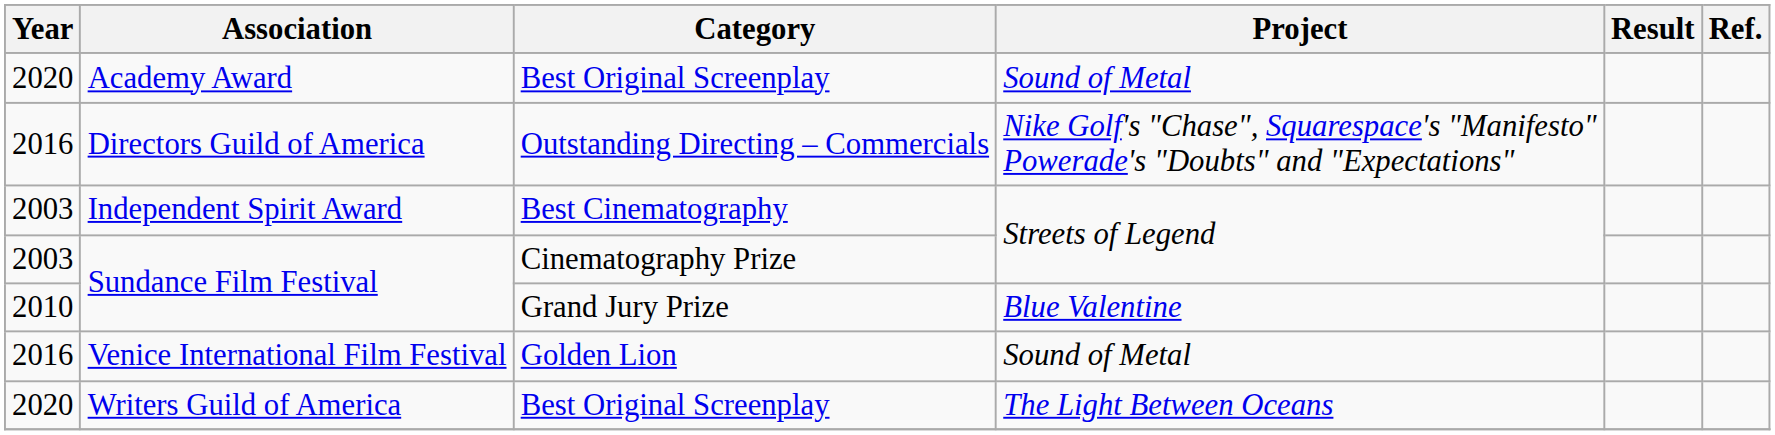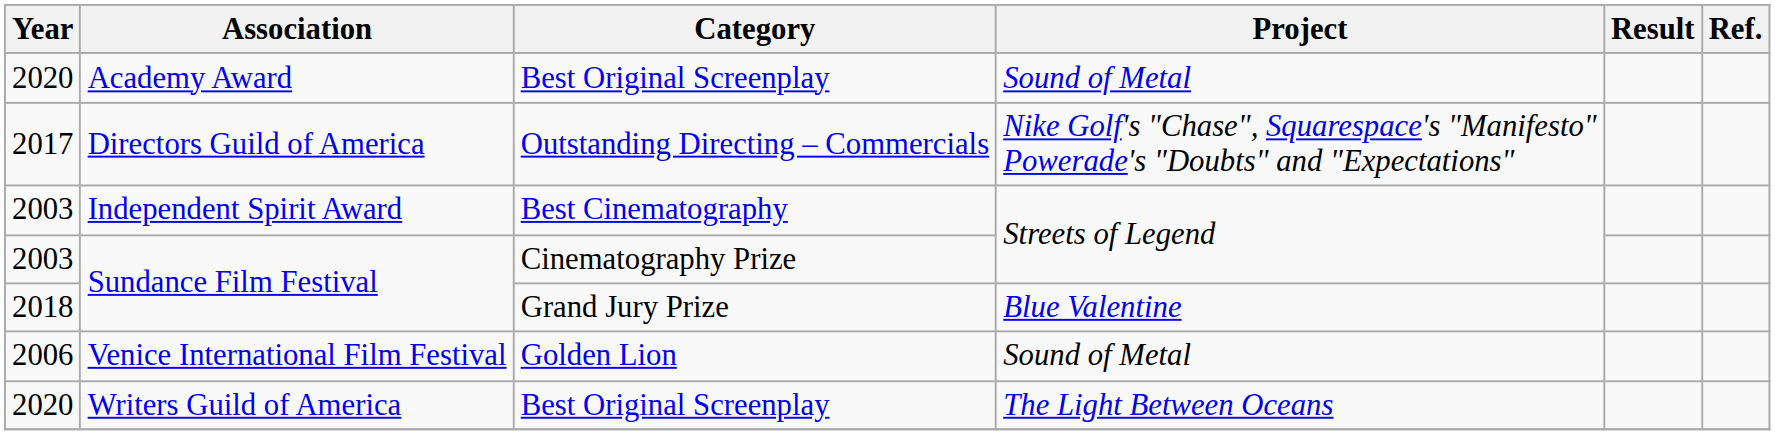(43, 143) 2016 -> (43, 143) 2017
(43, 307) 2010 -> (43, 307) 2018
(43, 355) 2016 -> (43, 355) 2006
